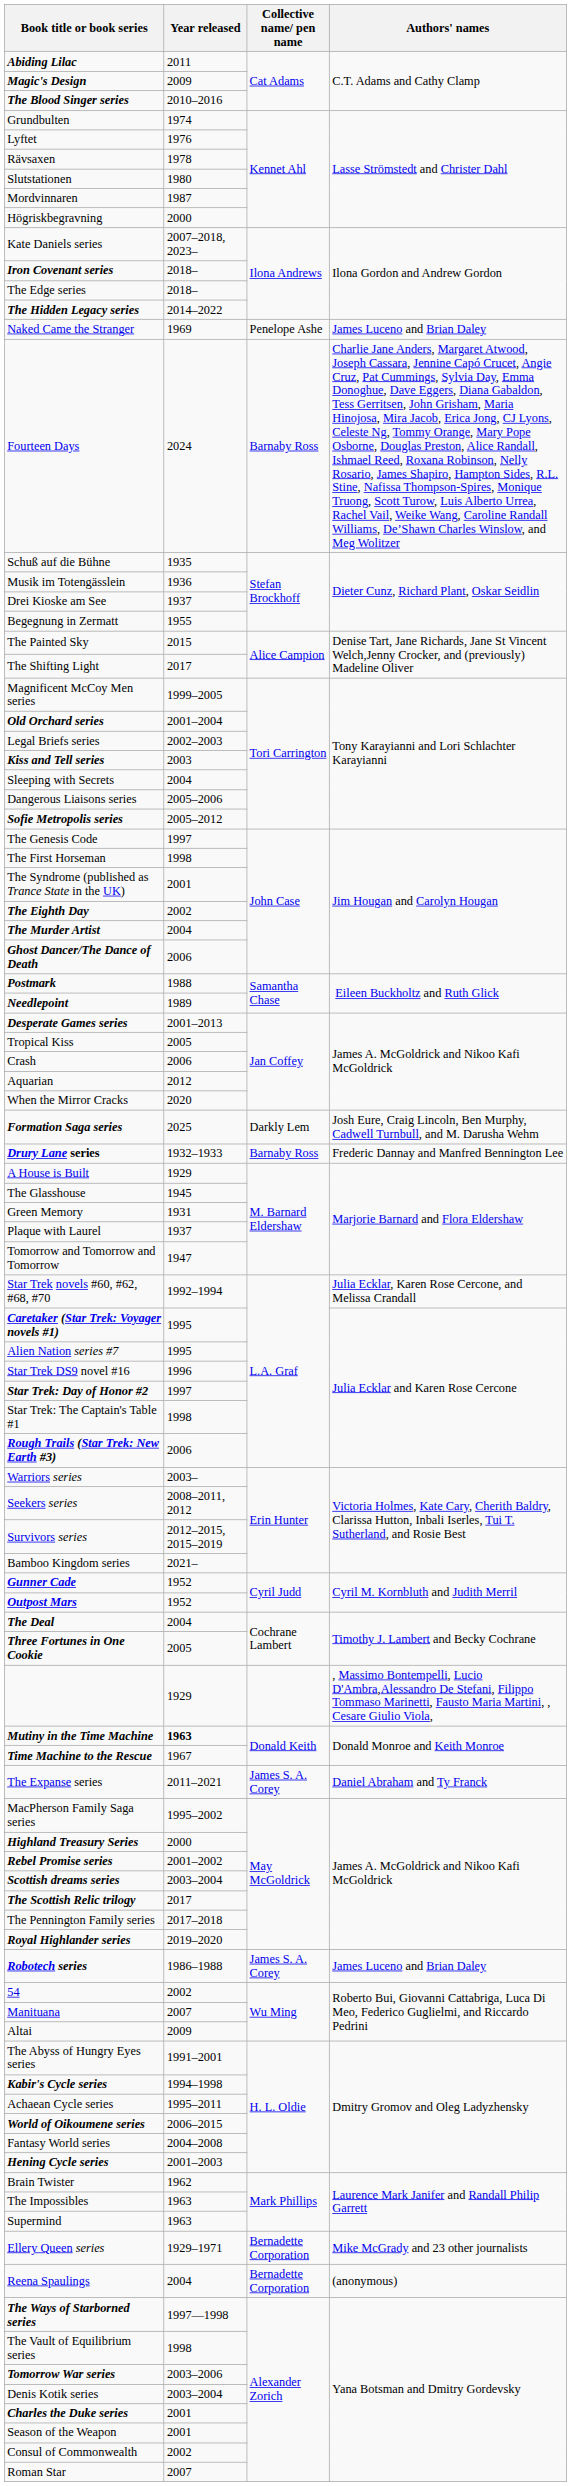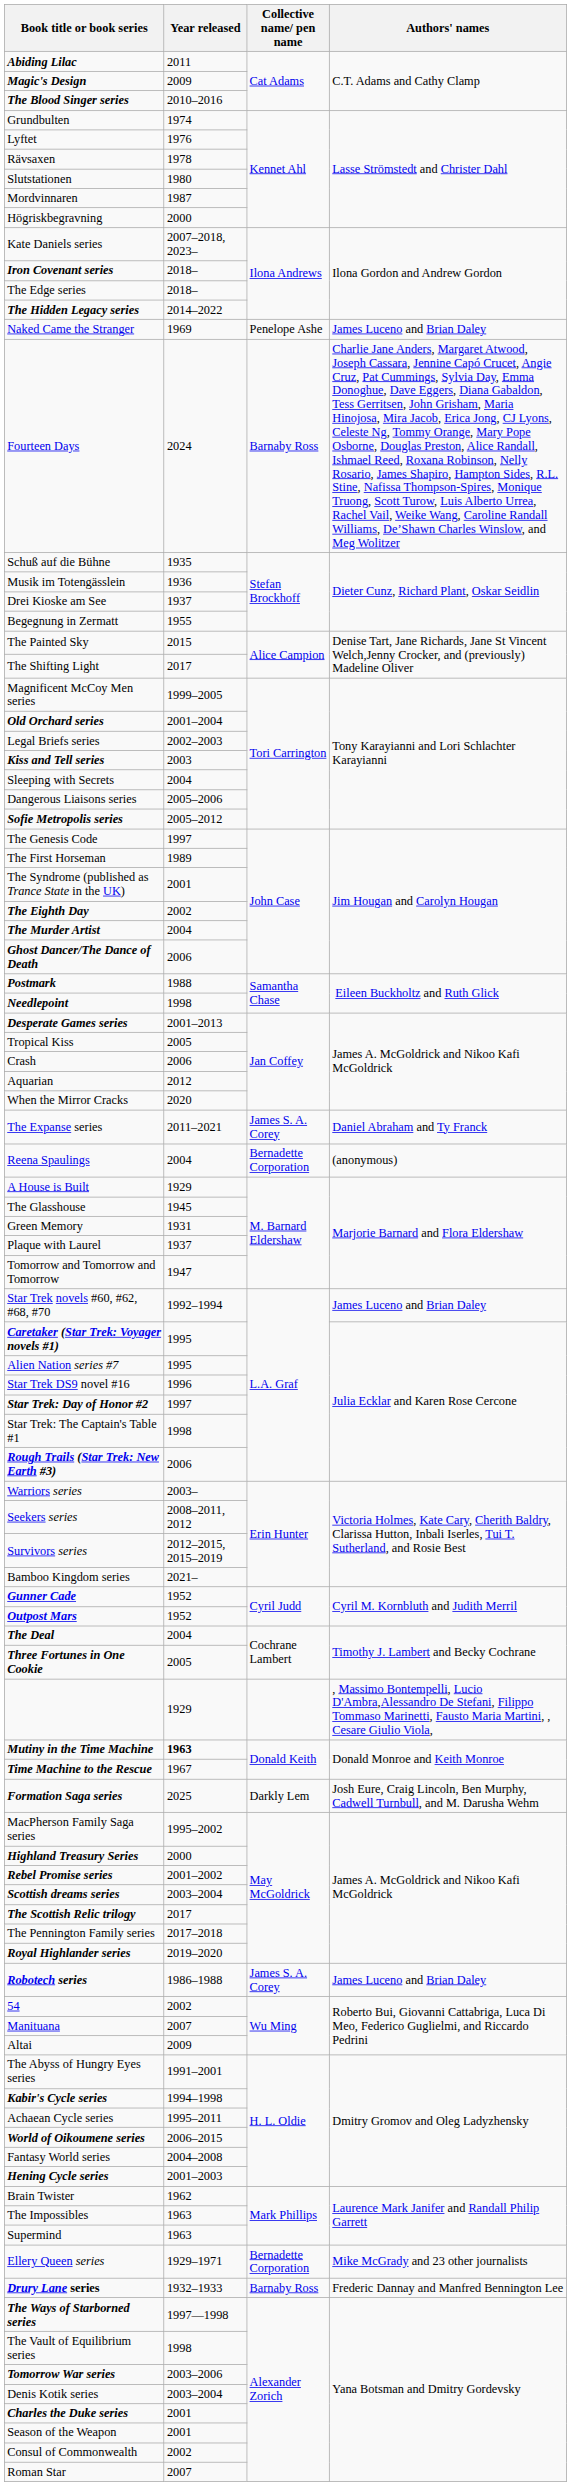(179, 858) 1998 -> (179, 858) 1989
(179, 1003) 1989 -> (179, 1003) 1998
rows swapped: (55, 1781) <-> (65, 1127)
rows swapped: (48, 2281) <-> (53, 1153)
(427, 1291) Julia Ecklar, Karen Rose Cercone, and Melissa Crandall -> (409, 1305) James Luceno and Brian Daley
